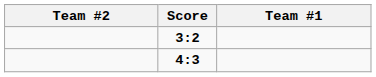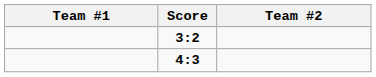columns swapped: (294, 16) <-> (81, 16)
